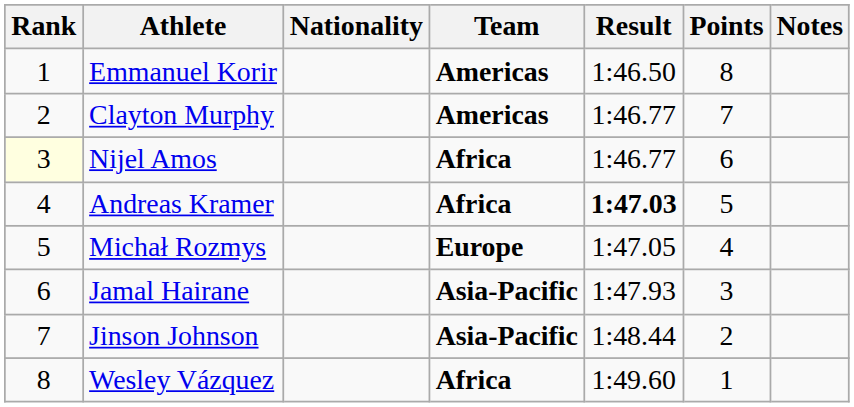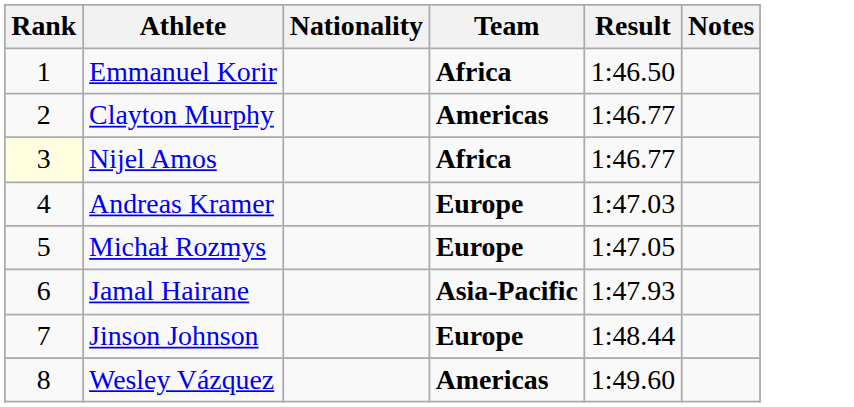- column: (727, 26)
(492, 70) Americas -> (474, 70) Africa
(474, 203) Africa -> (480, 203) Europe
(634, 203) bold -> (633, 203) normal
(507, 335) Asia-Pacific -> (480, 335) Europe
(474, 379) Africa -> (492, 379) Americas
